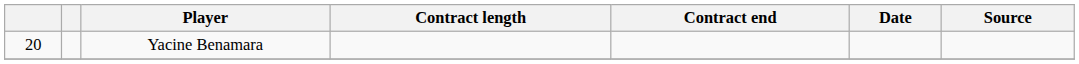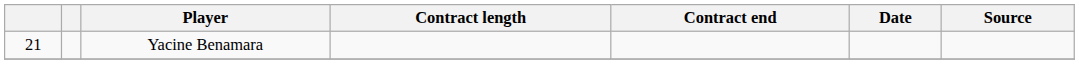(33, 44) 20 -> (33, 44) 21
